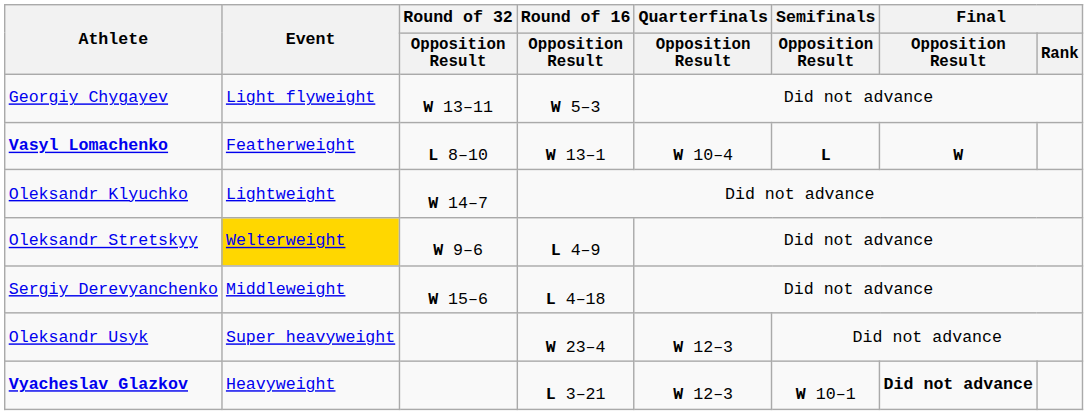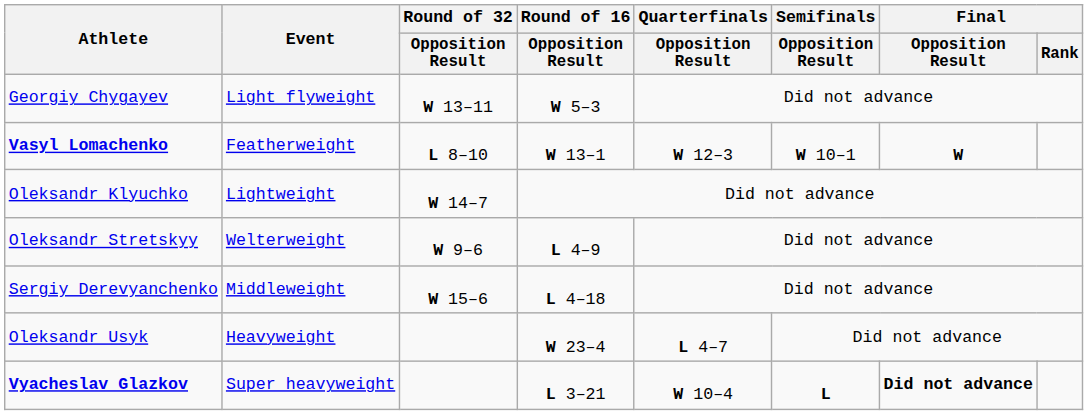(703, 156) W 10–4 -> (703, 156) W 12–3
(826, 156) L -> (826, 156) W 10–1
(286, 241) gold background -> (286, 241) no background
(311, 337) Super heavyweight -> (281, 337) Heavyweight
(703, 347) W 12–3 -> (703, 347) L 4–7
(281, 385) Heavyweight -> (311, 385) Super heavyweight
(703, 395) W 12–3 -> (703, 395) W 10–4
(826, 395) W 10–1 -> (826, 395) L
